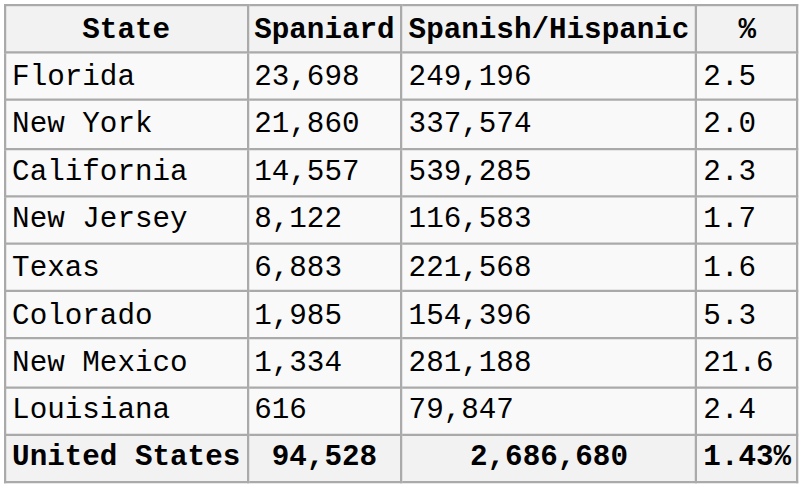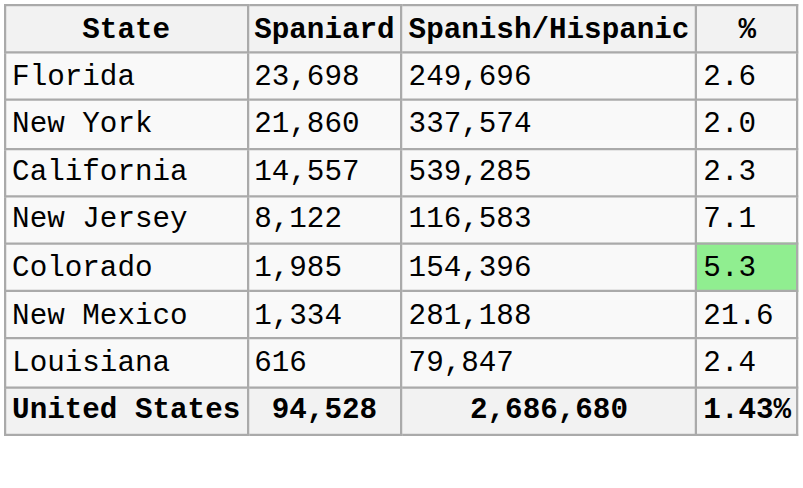(470, 77) 249,196 -> (470, 77) 249,696
(730, 77) 2.5 -> (730, 77) 2.6
(730, 220) 1.7 -> (730, 220) 7.1
- row: (56, 267)
(730, 315) no background -> (730, 267) lightgreen background
